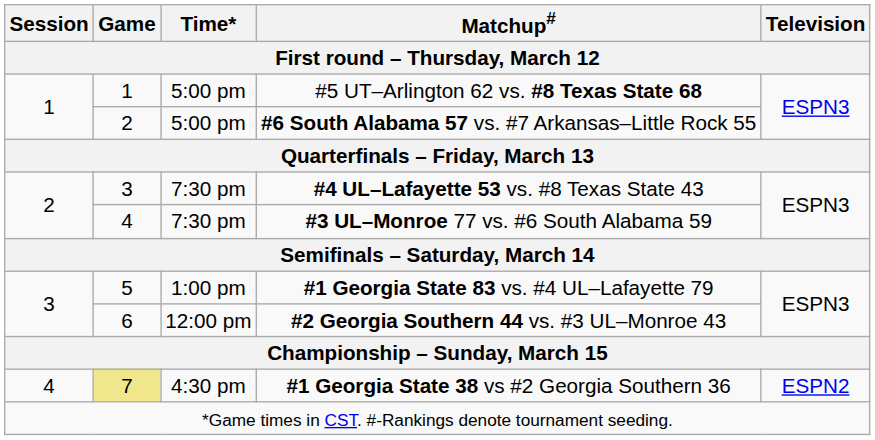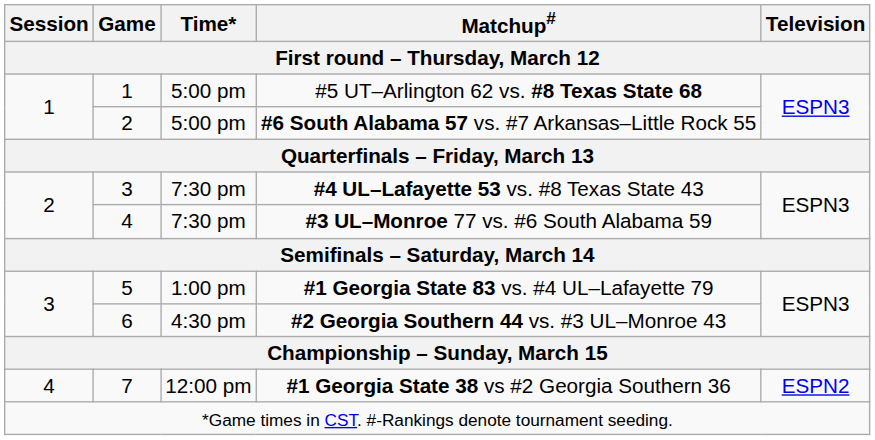(208, 320) 12:00 pm -> (208, 320) 4:30 pm
(127, 385) khaki background -> (127, 385) no background
(208, 385) 4:30 pm -> (208, 385) 12:00 pm
